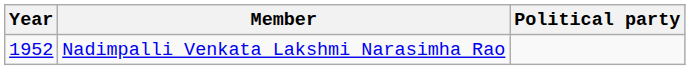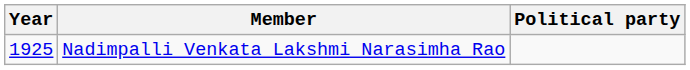(31, 50) 1952 -> (31, 50) 1925
